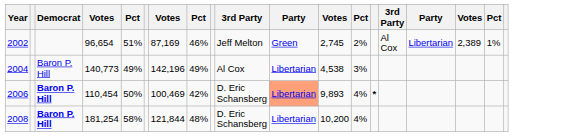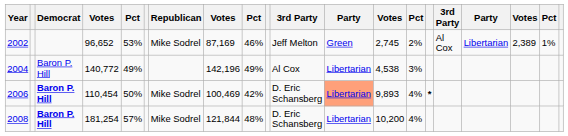+ column: (176, 17)
(99, 42) 96,654 -> (99, 42) 96,652
(133, 42) 51% -> (133, 42) 53%
(102, 68) 140,773 -> (102, 68) 140,772
(133, 119) 58% -> (133, 119) 57%
